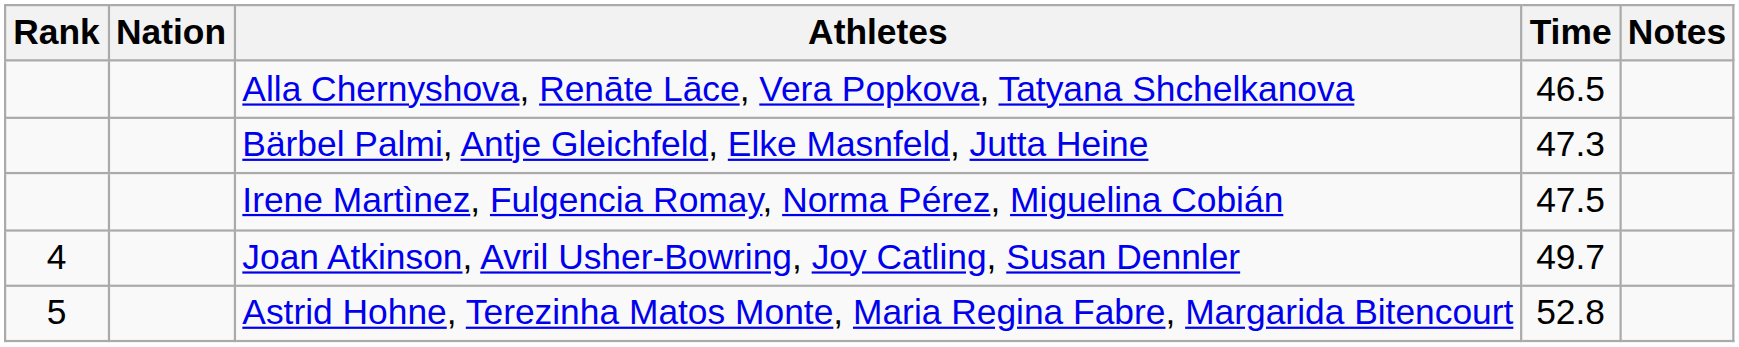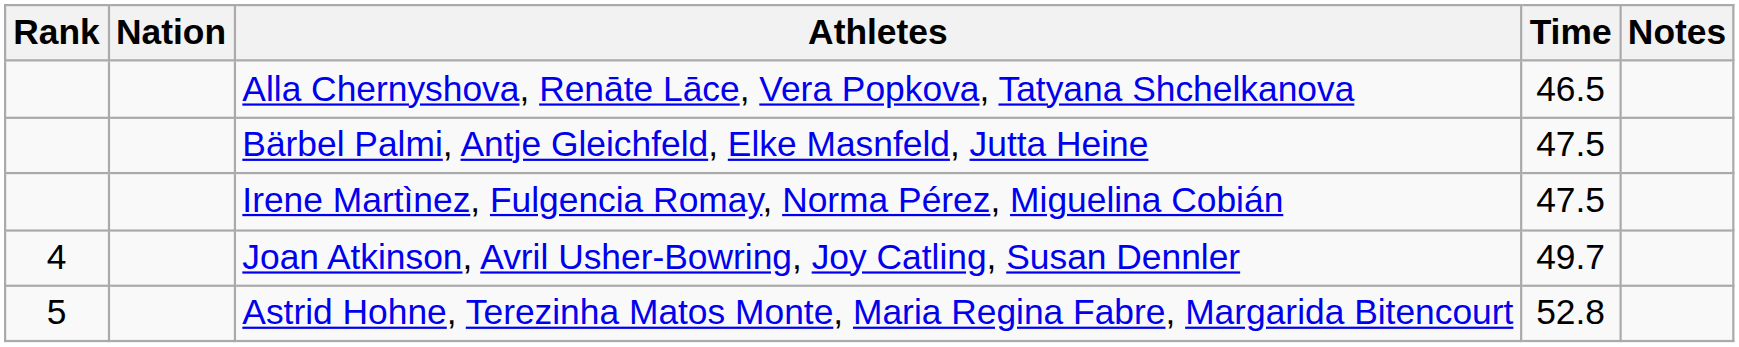(1571, 144) 47.3 -> (1571, 144) 47.5
